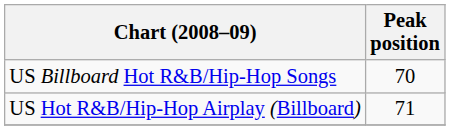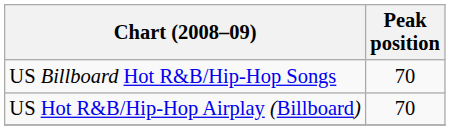(405, 108) 71 -> (405, 108) 70
